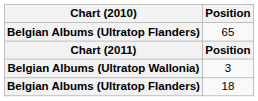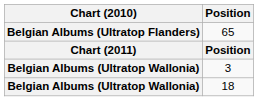(103, 86) Belgian Albums (Ultratop Flanders) -> (103, 86) Belgian Albums (Ultratop Wallonia)
